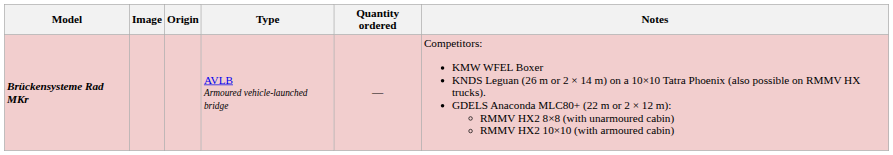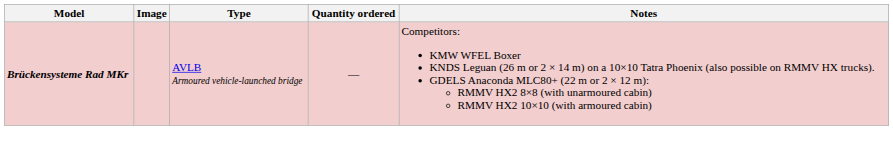- column: (183, 19)
